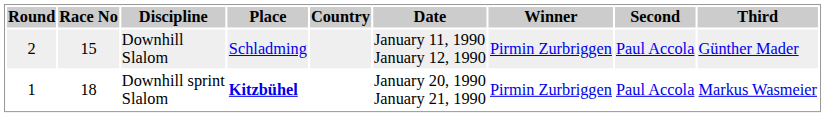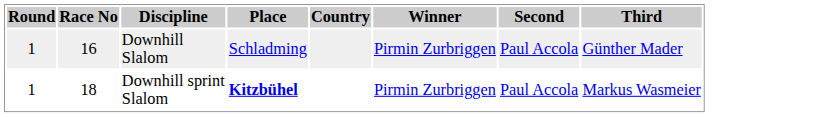- column: (430, 17)
(32, 48) 2 -> (32, 48) 1
(89, 48) 15 -> (89, 48) 16
